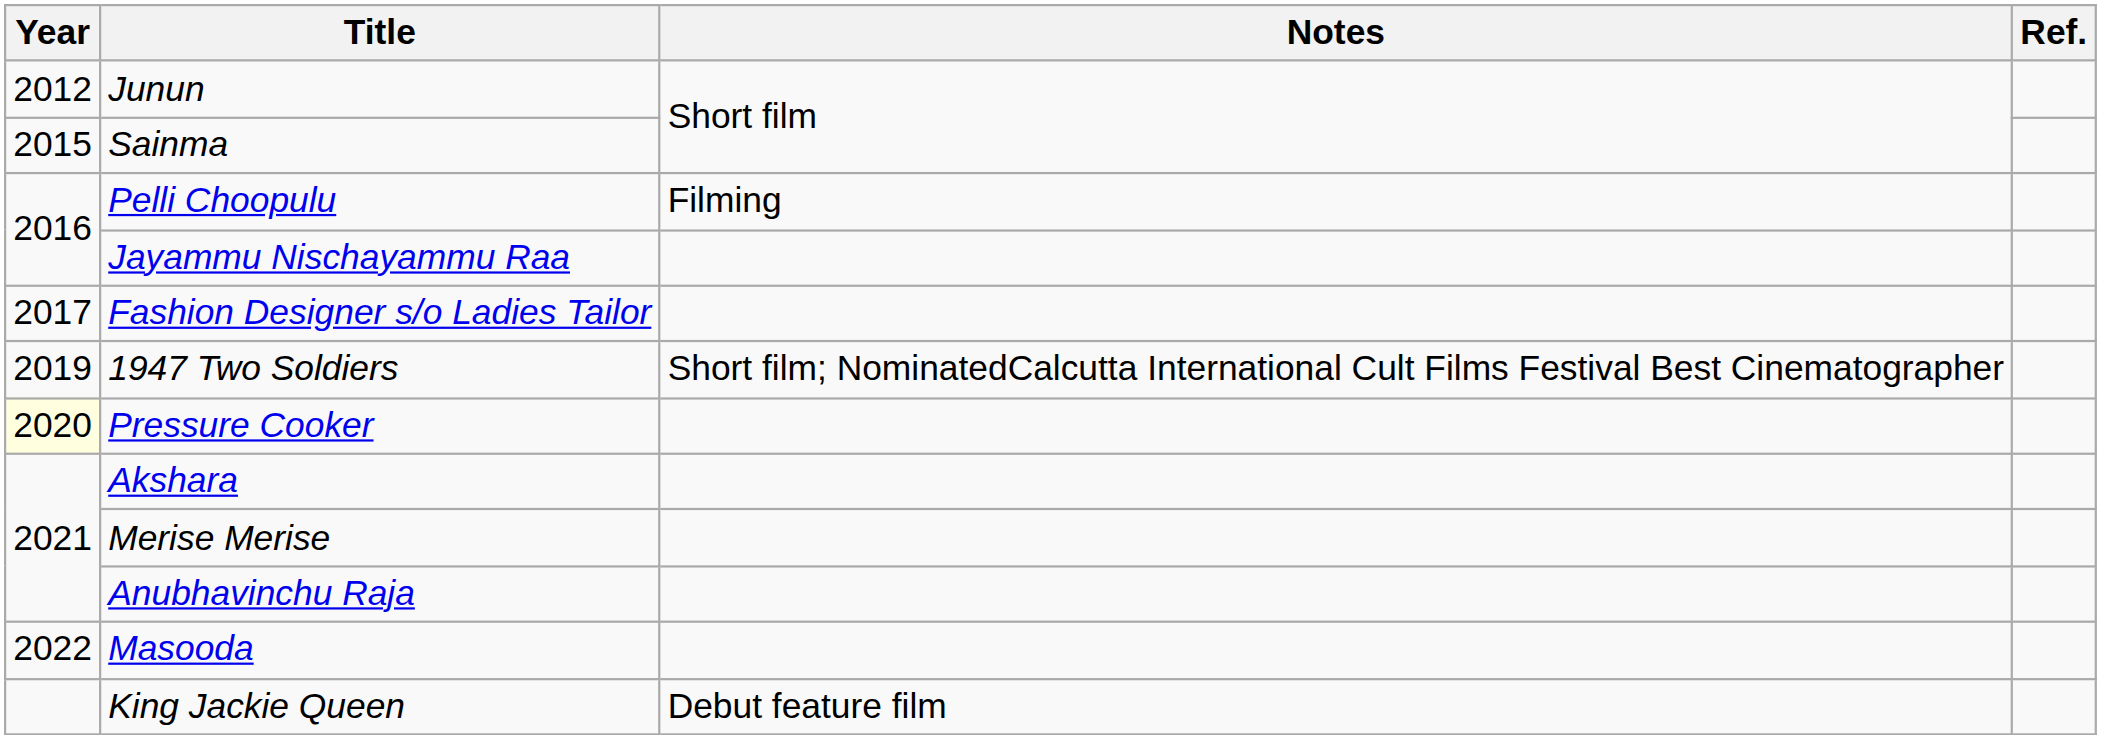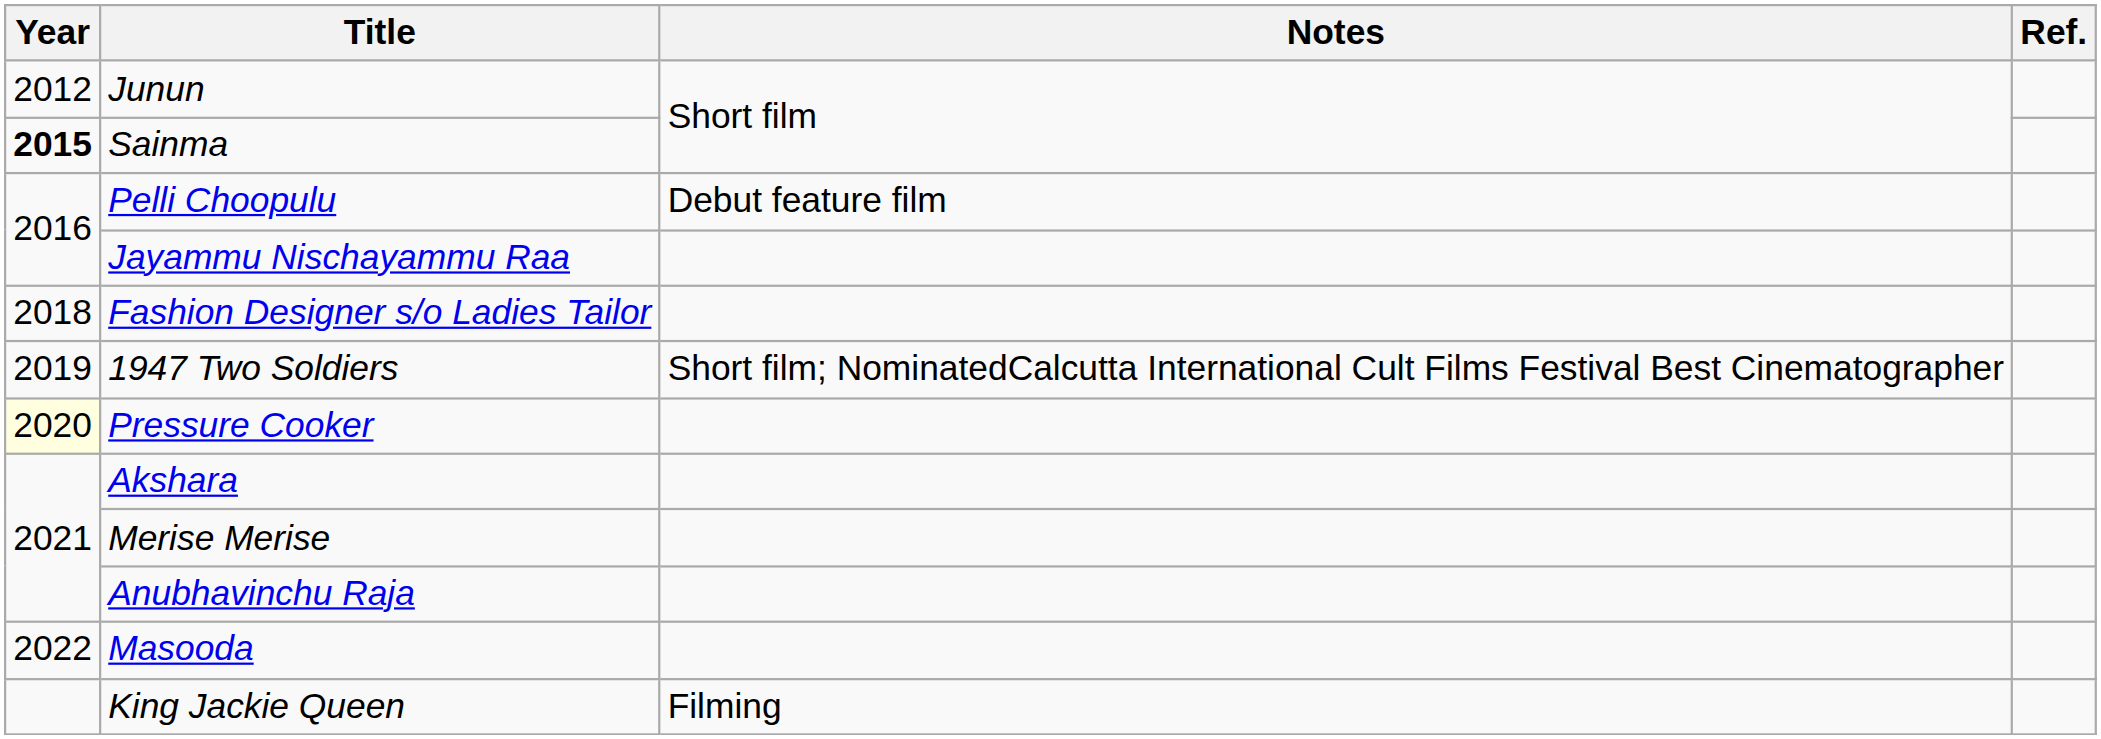(53, 144) normal -> (53, 144) bold
(725, 200) Filming -> (807, 200) Debut feature film
(53, 312) 2017 -> (53, 312) 2018
(807, 705) Debut feature film -> (725, 705) Filming
